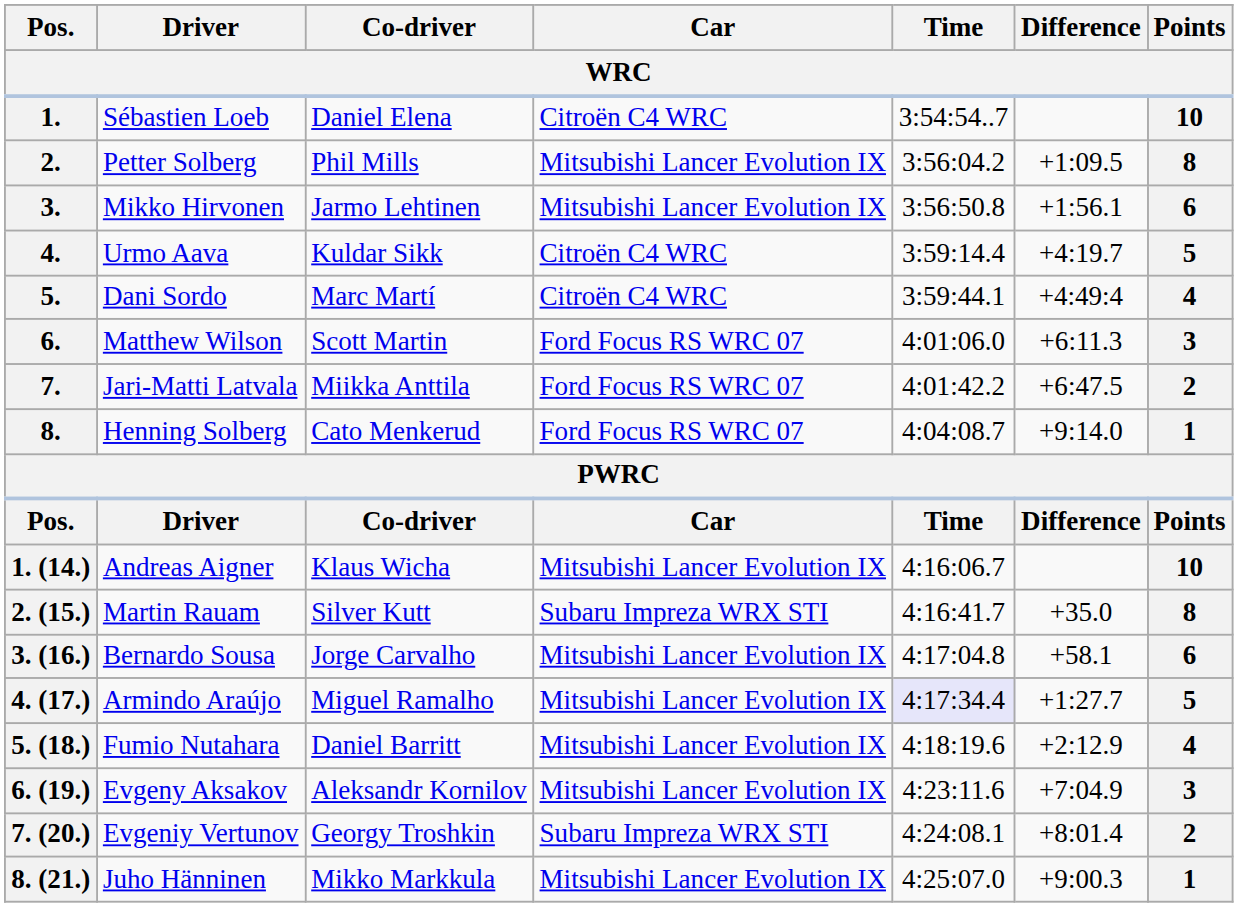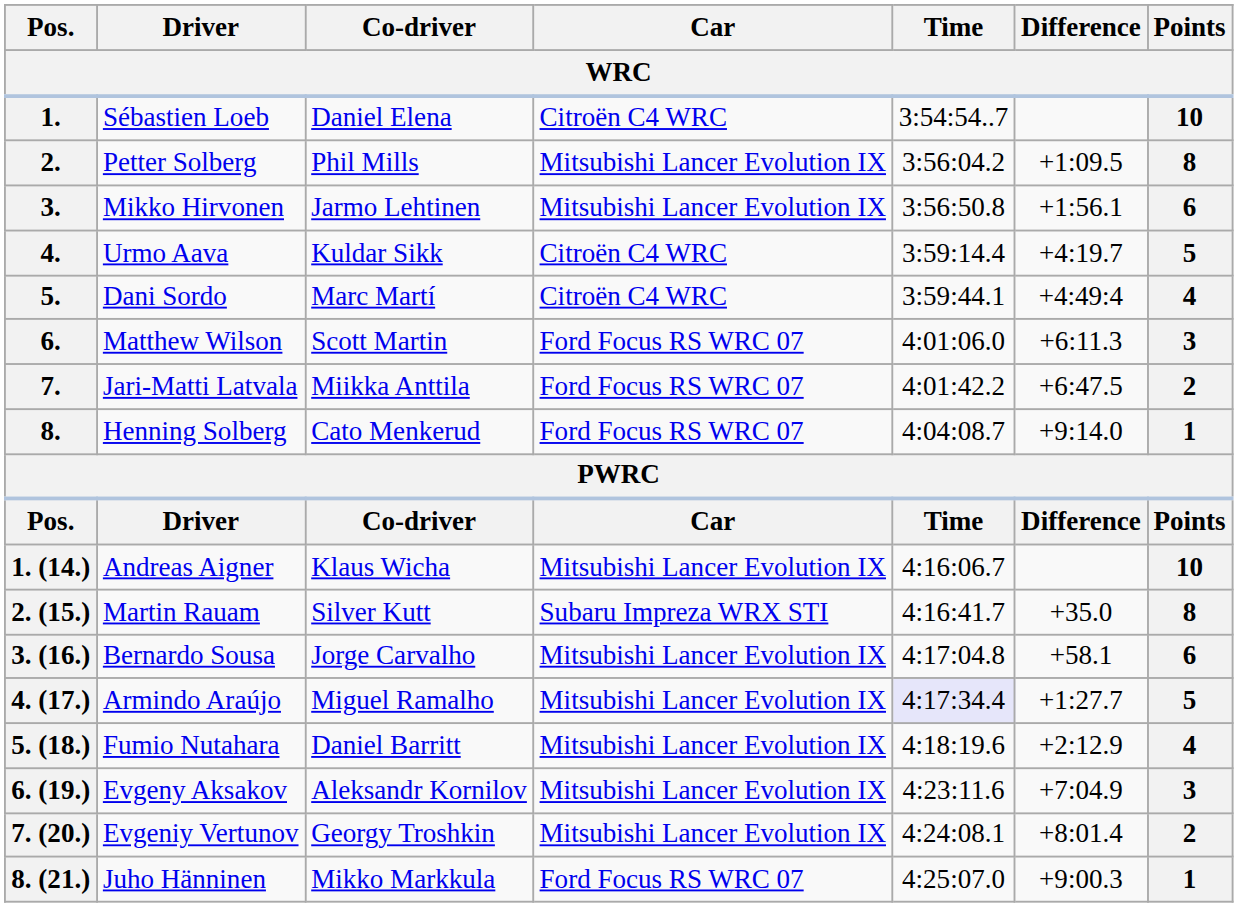(684, 834) Subaru Impreza WRX STI -> (713, 834) Mitsubishi Lancer Evolution IX
(713, 879) Mitsubishi Lancer Evolution IX -> (672, 879) Ford Focus RS WRC 07
